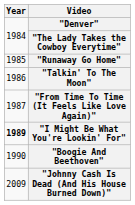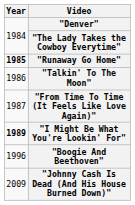(16, 60) normal -> (16, 60) bold
(16, 156) 1990 -> (16, 156) 1996
